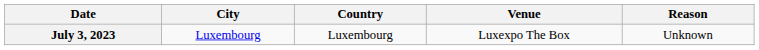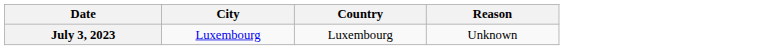- column: (524, 14)
